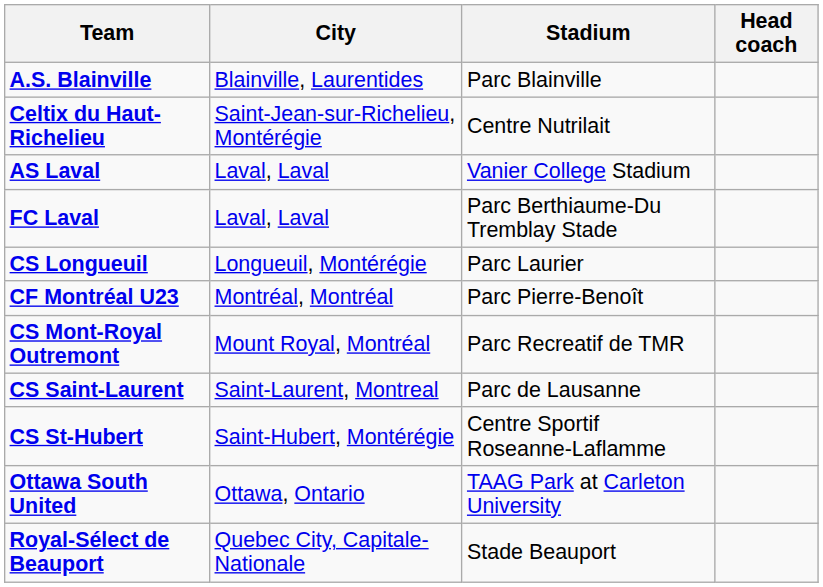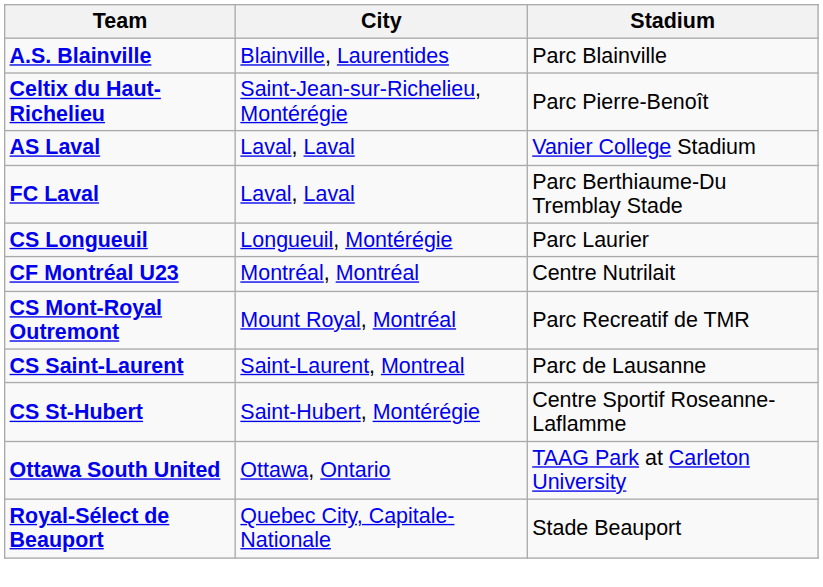- column: (766, 33)
(538, 125) Centre Nutrilait -> (620, 101) Parc Pierre-Benoît
(555, 297) Parc Pierre-Benoît -> (604, 273) Centre Nutrilait
